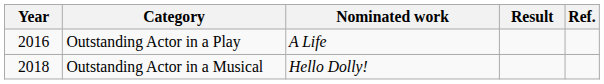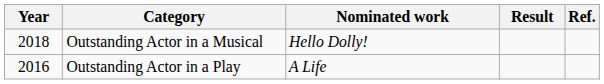rows swapped: (153, 41) <-> (165, 66)
